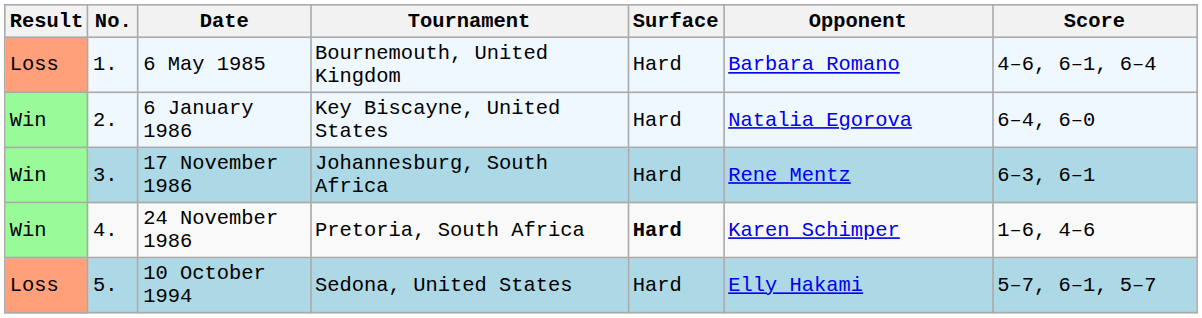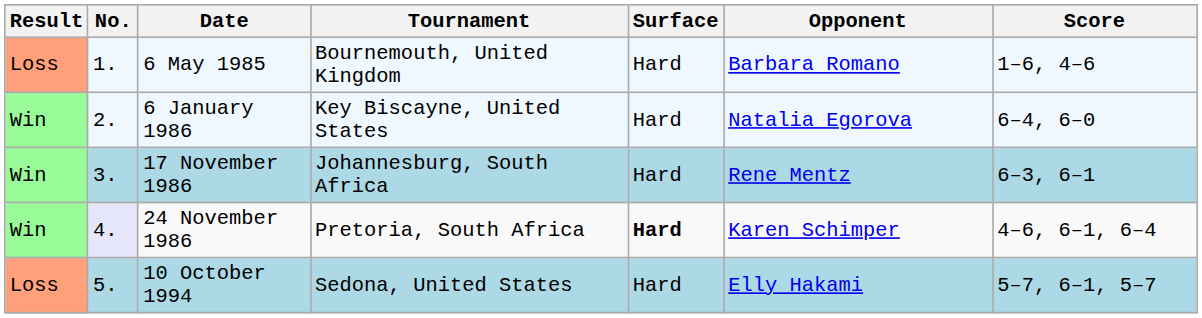(1077, 64) 4–6, 6–1, 6–4 -> (1046, 64) 1–6, 4–6
(105, 230) no background -> (105, 230) lavender background
(1046, 230) 1–6, 4–6 -> (1077, 230) 4–6, 6–1, 6–4
